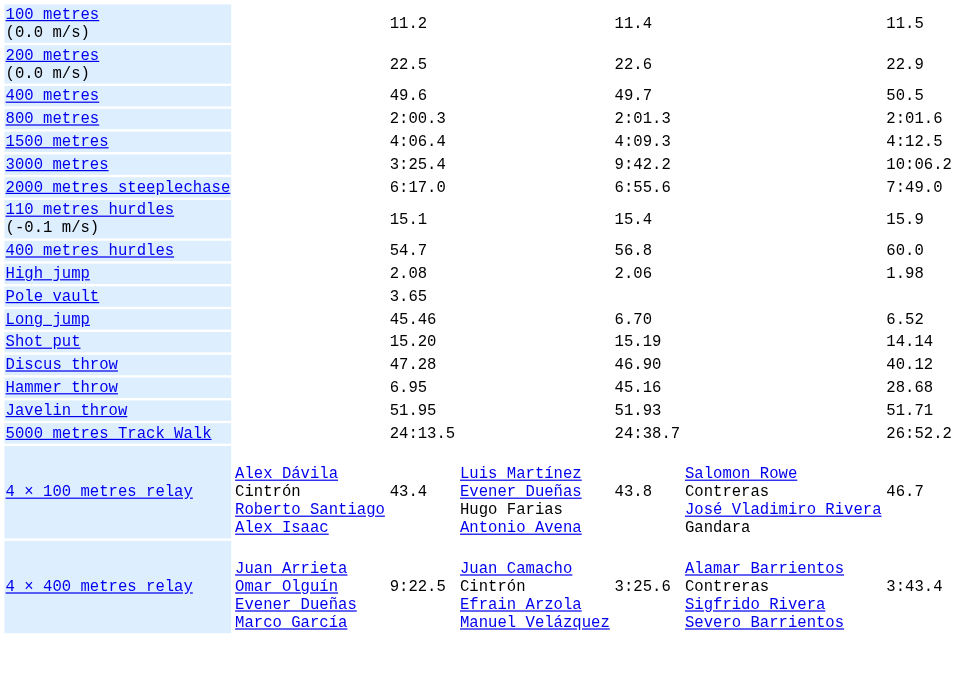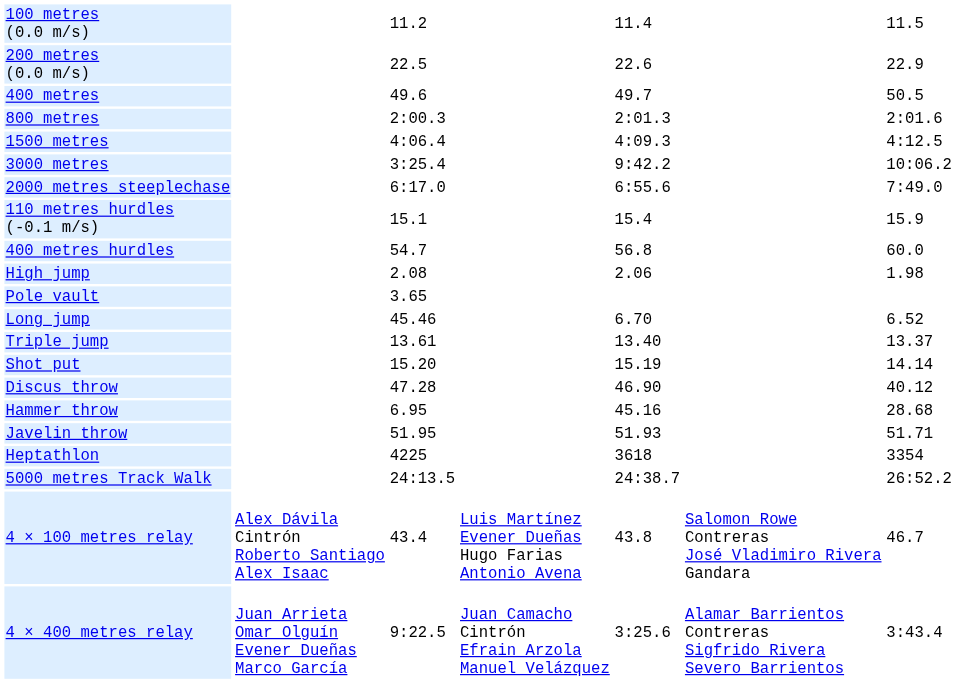+ row: (57, 342)
+ row: (52, 456)
